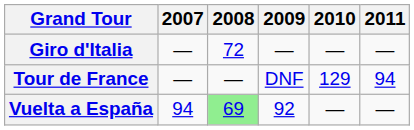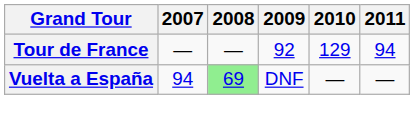- row: (81, 49)
(284, 79) DNF -> (284, 49) 92
(284, 109) 92 -> (284, 79) DNF
